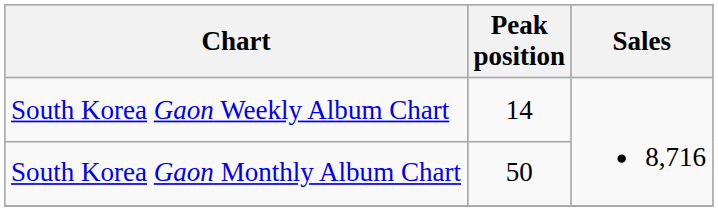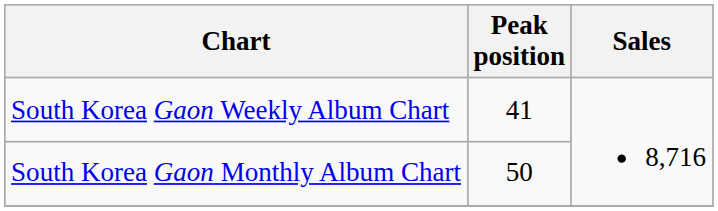(519, 109) 14 -> (519, 109) 41
